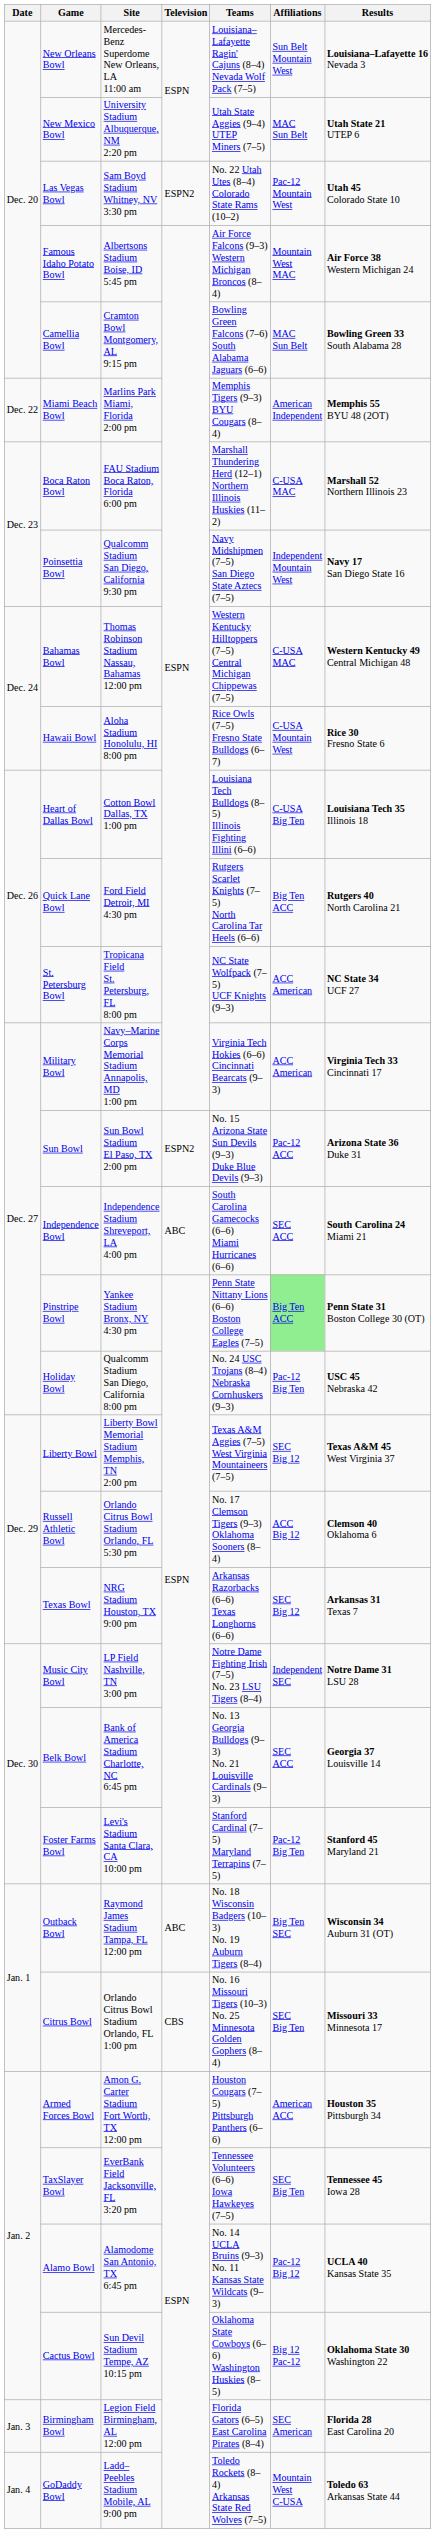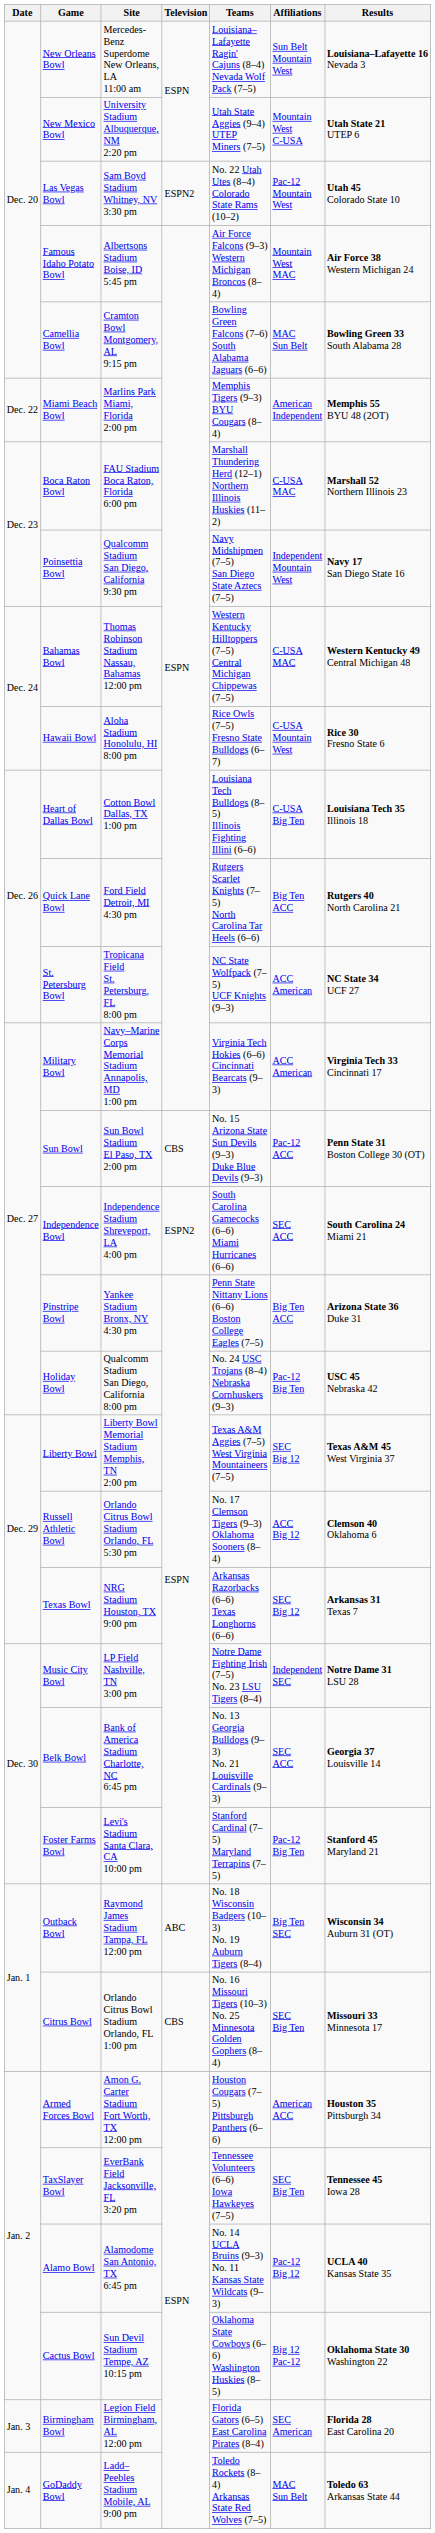(290, 129) MAC Sun Belt -> (292, 129) Mountain West C-USA
(179, 1149) ESPN2 -> (174, 1149) CBS
(363, 1149) Arizona State 36 Duke 31 -> (376, 1149) Penn State 31 Boston College 30 (OT)
(175, 1231) ABC -> (179, 1231) ESPN2
(288, 1313) lightgreen background -> (288, 1313) no background
(376, 1313) Penn State 31 Boston College 30 (OT) -> (363, 1313) Arizona State 36 Duke 31
(292, 2490) Mountain West C-USA -> (290, 2490) MAC Sun Belt
